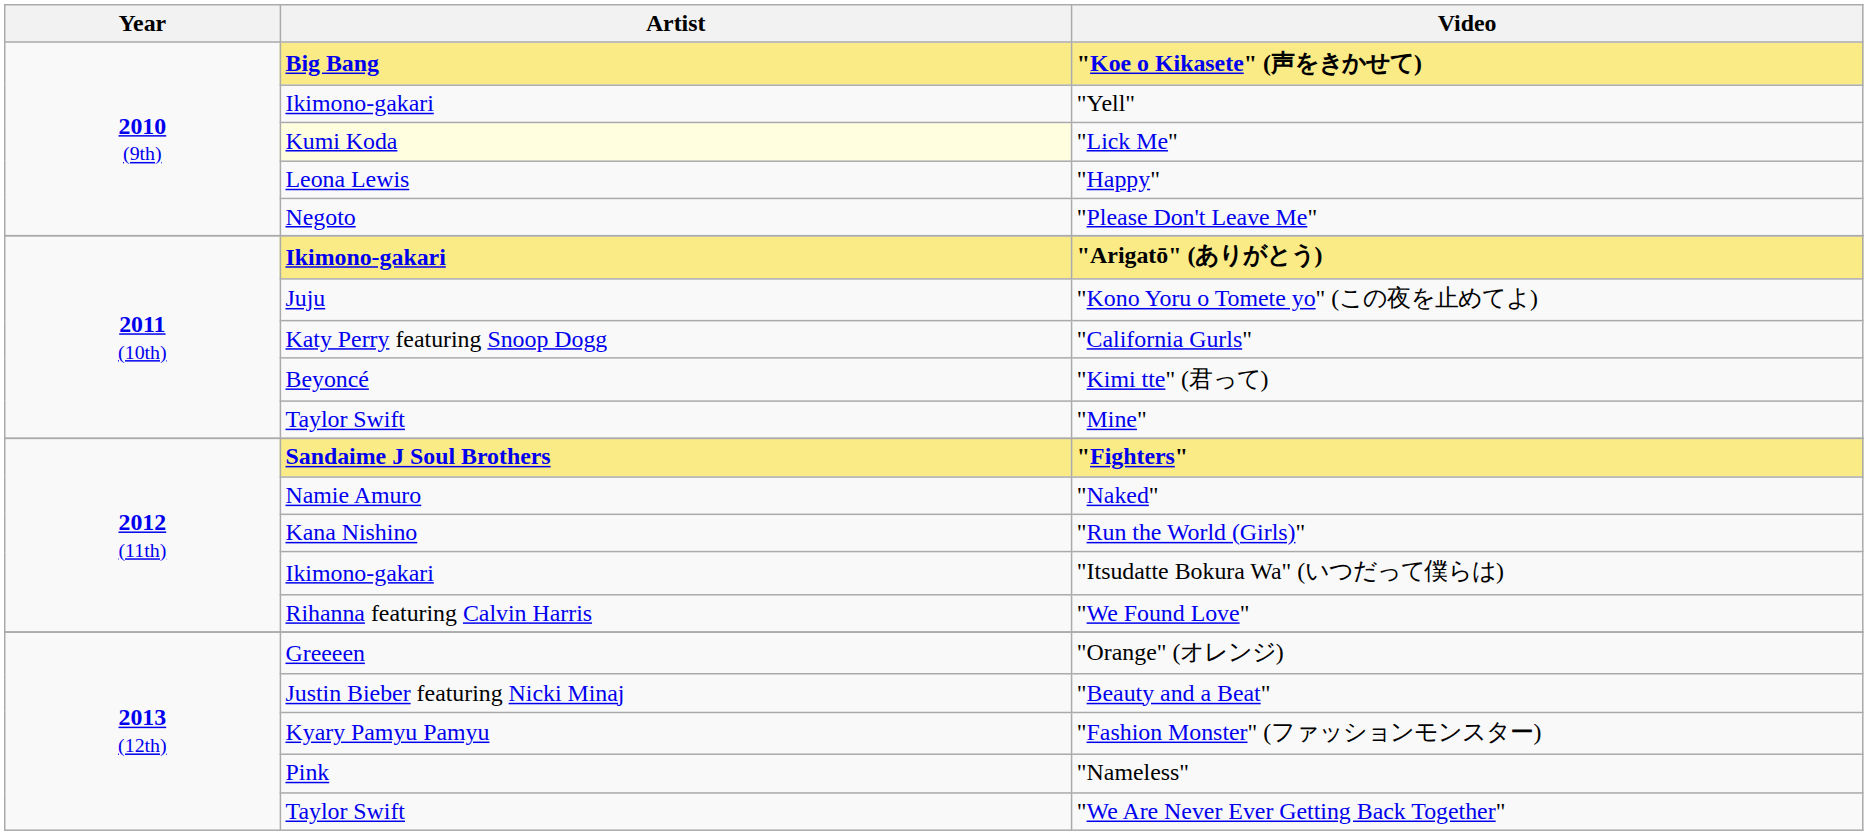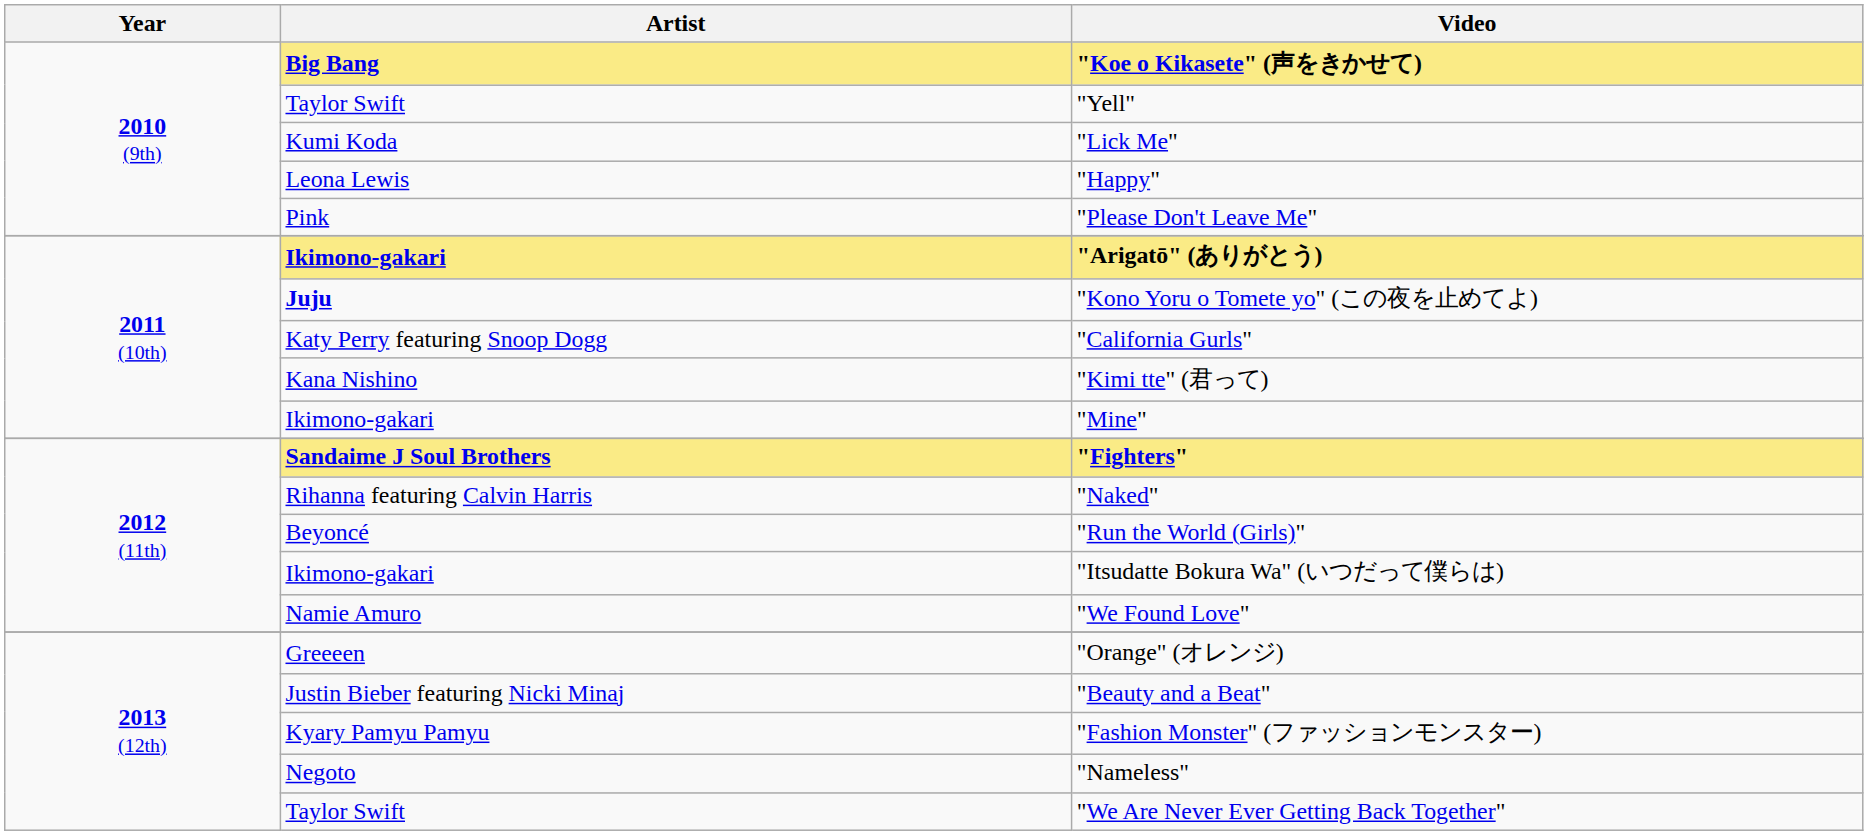(360, 103) Ikimono-gakari -> (345, 103) Taylor Swift
(341, 141) lightyellow background -> (341, 141) no background
(321, 216) Negoto -> (307, 216) Pink
(305, 299) normal -> (309, 299) bold
(327, 379) Beyoncé -> (351, 379) Kana Nishino
(345, 419) Taylor Swift -> (360, 419) Ikimono-gakari
(353, 494) Namie Amuro -> (439, 494) Rihanna featuring Calvin Harris
(351, 532) Kana Nishino -> (327, 532) Beyoncé
(439, 612) Rihanna featuring Calvin Harris -> (353, 612) Namie Amuro
(307, 773) Pink -> (321, 773) Negoto
